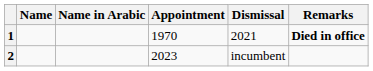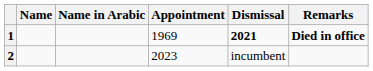(164, 35) 1970 -> (164, 35) 1969
(244, 35) normal -> (244, 35) bold
